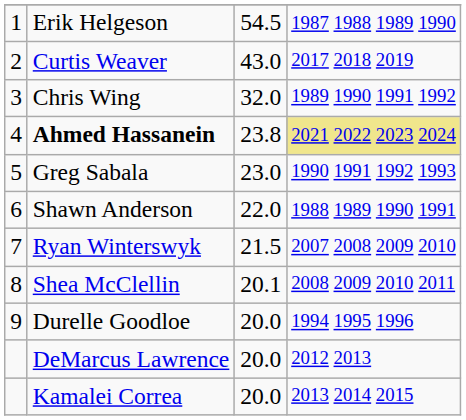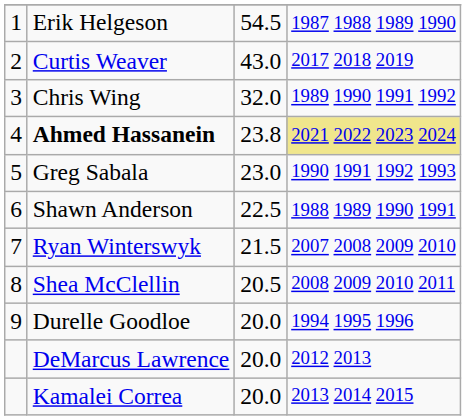(261, 209) 22.0 -> (261, 209) 22.5
(261, 284) 20.1 -> (261, 284) 20.5
